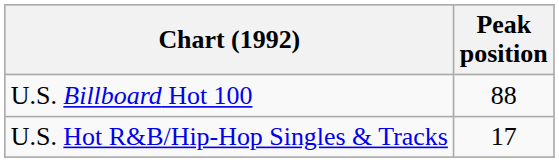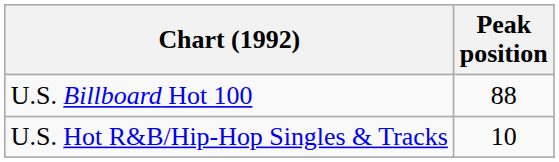(504, 136) 17 -> (504, 136) 10
